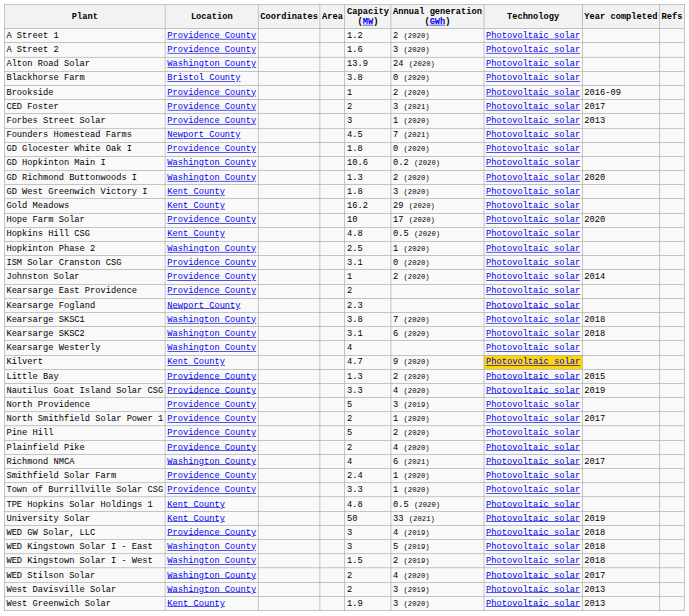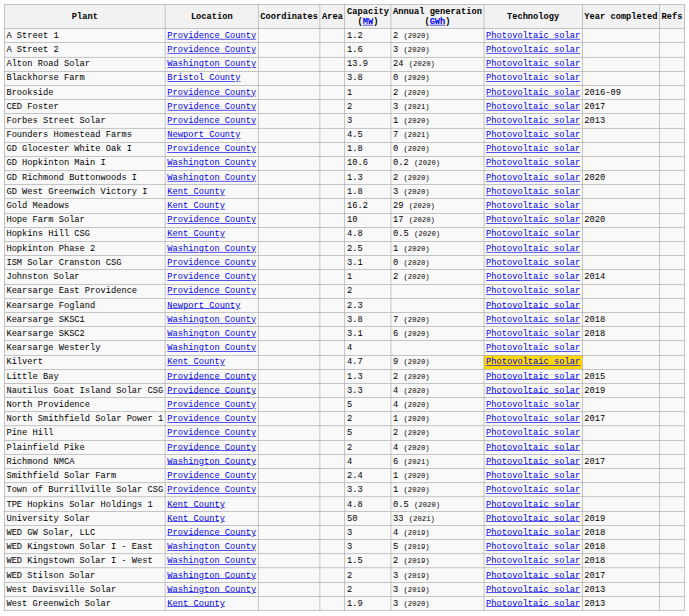(411, 405) 3 (2019) -> (411, 405) 4 (2020)
(411, 575) 4 (2020) -> (411, 575) 3 (2019)
